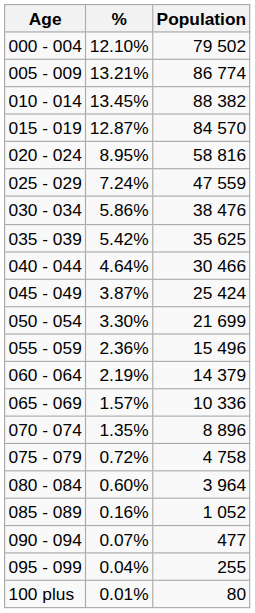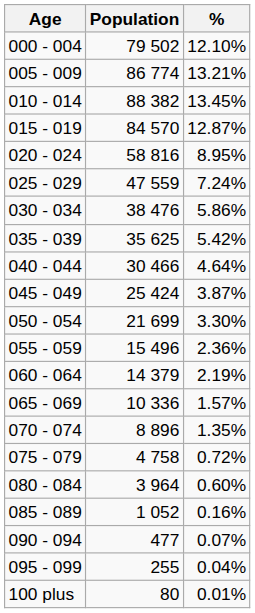columns swapped: (201, 18) <-> (119, 18)
